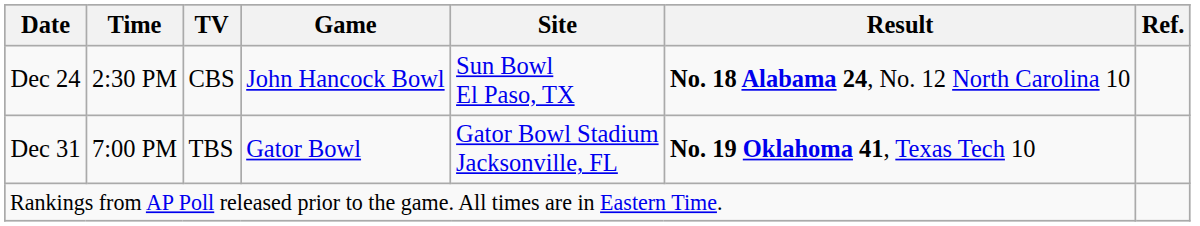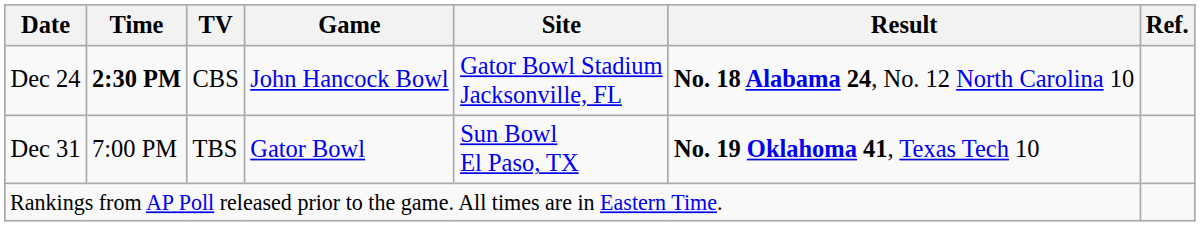(135, 79) normal -> (137, 79) bold
(515, 79) Sun Bowl El Paso, TX -> (561, 79) Gator Bowl Stadium Jacksonville, FL
(557, 149) Gator Bowl Stadium Jacksonville, FL -> (519, 149) Sun Bowl El Paso, TX
